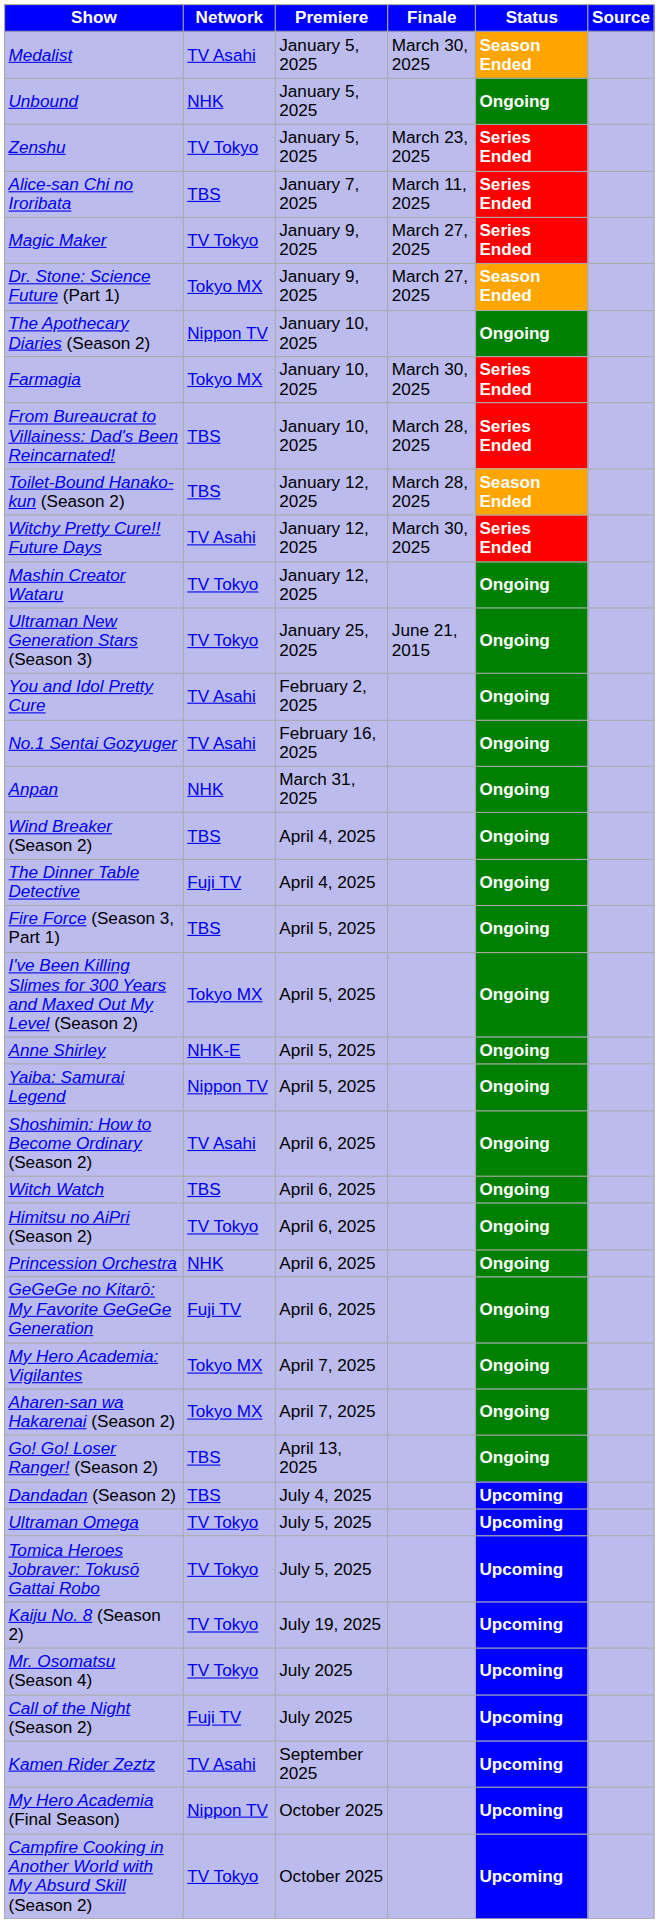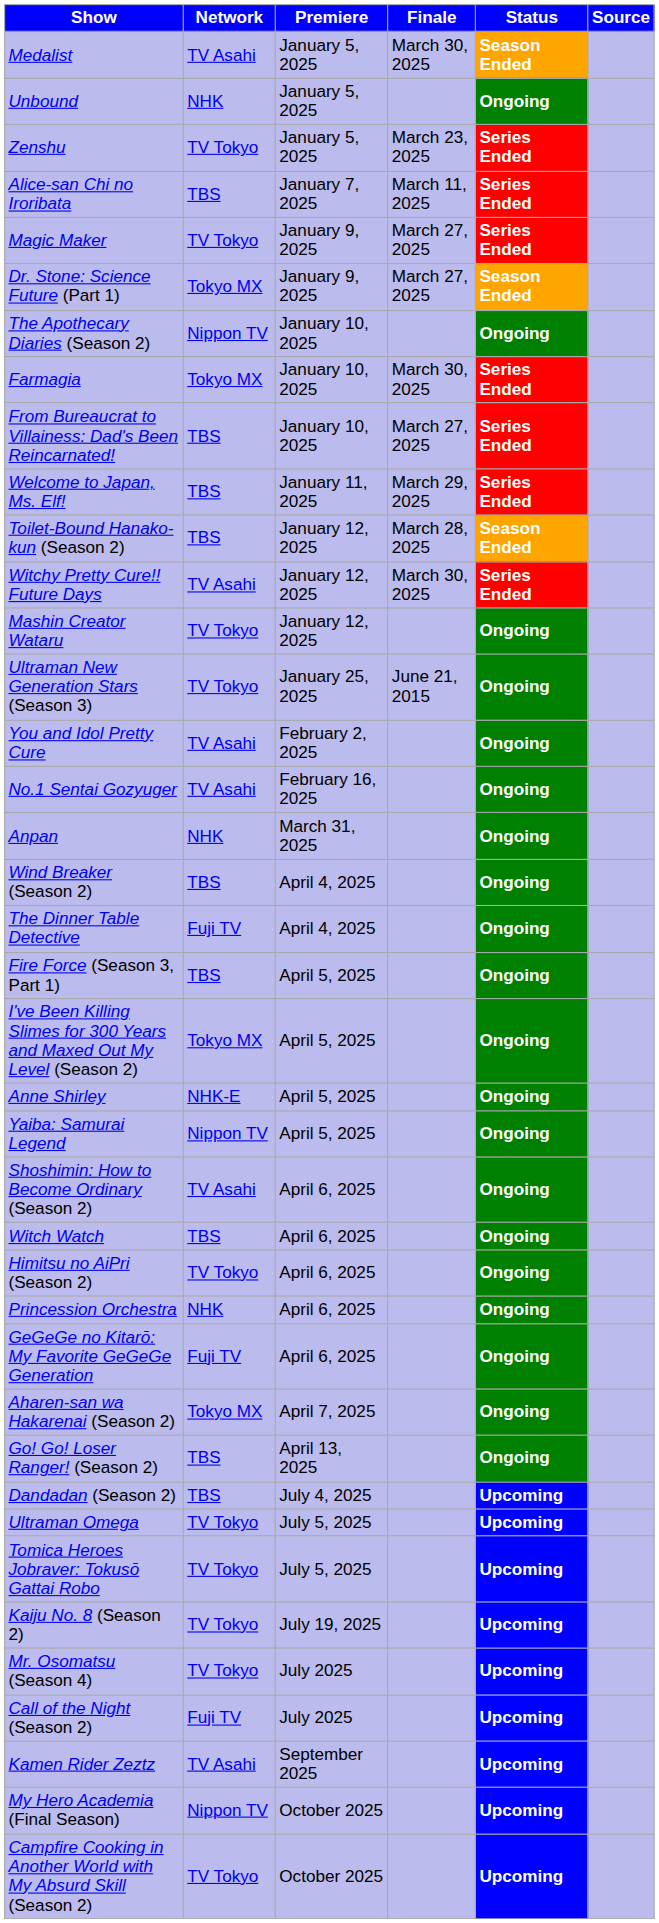(430, 435) March 28, 2025 -> (430, 435) March 27, 2025
+ row: (82, 491)
- row: (83, 1365)
